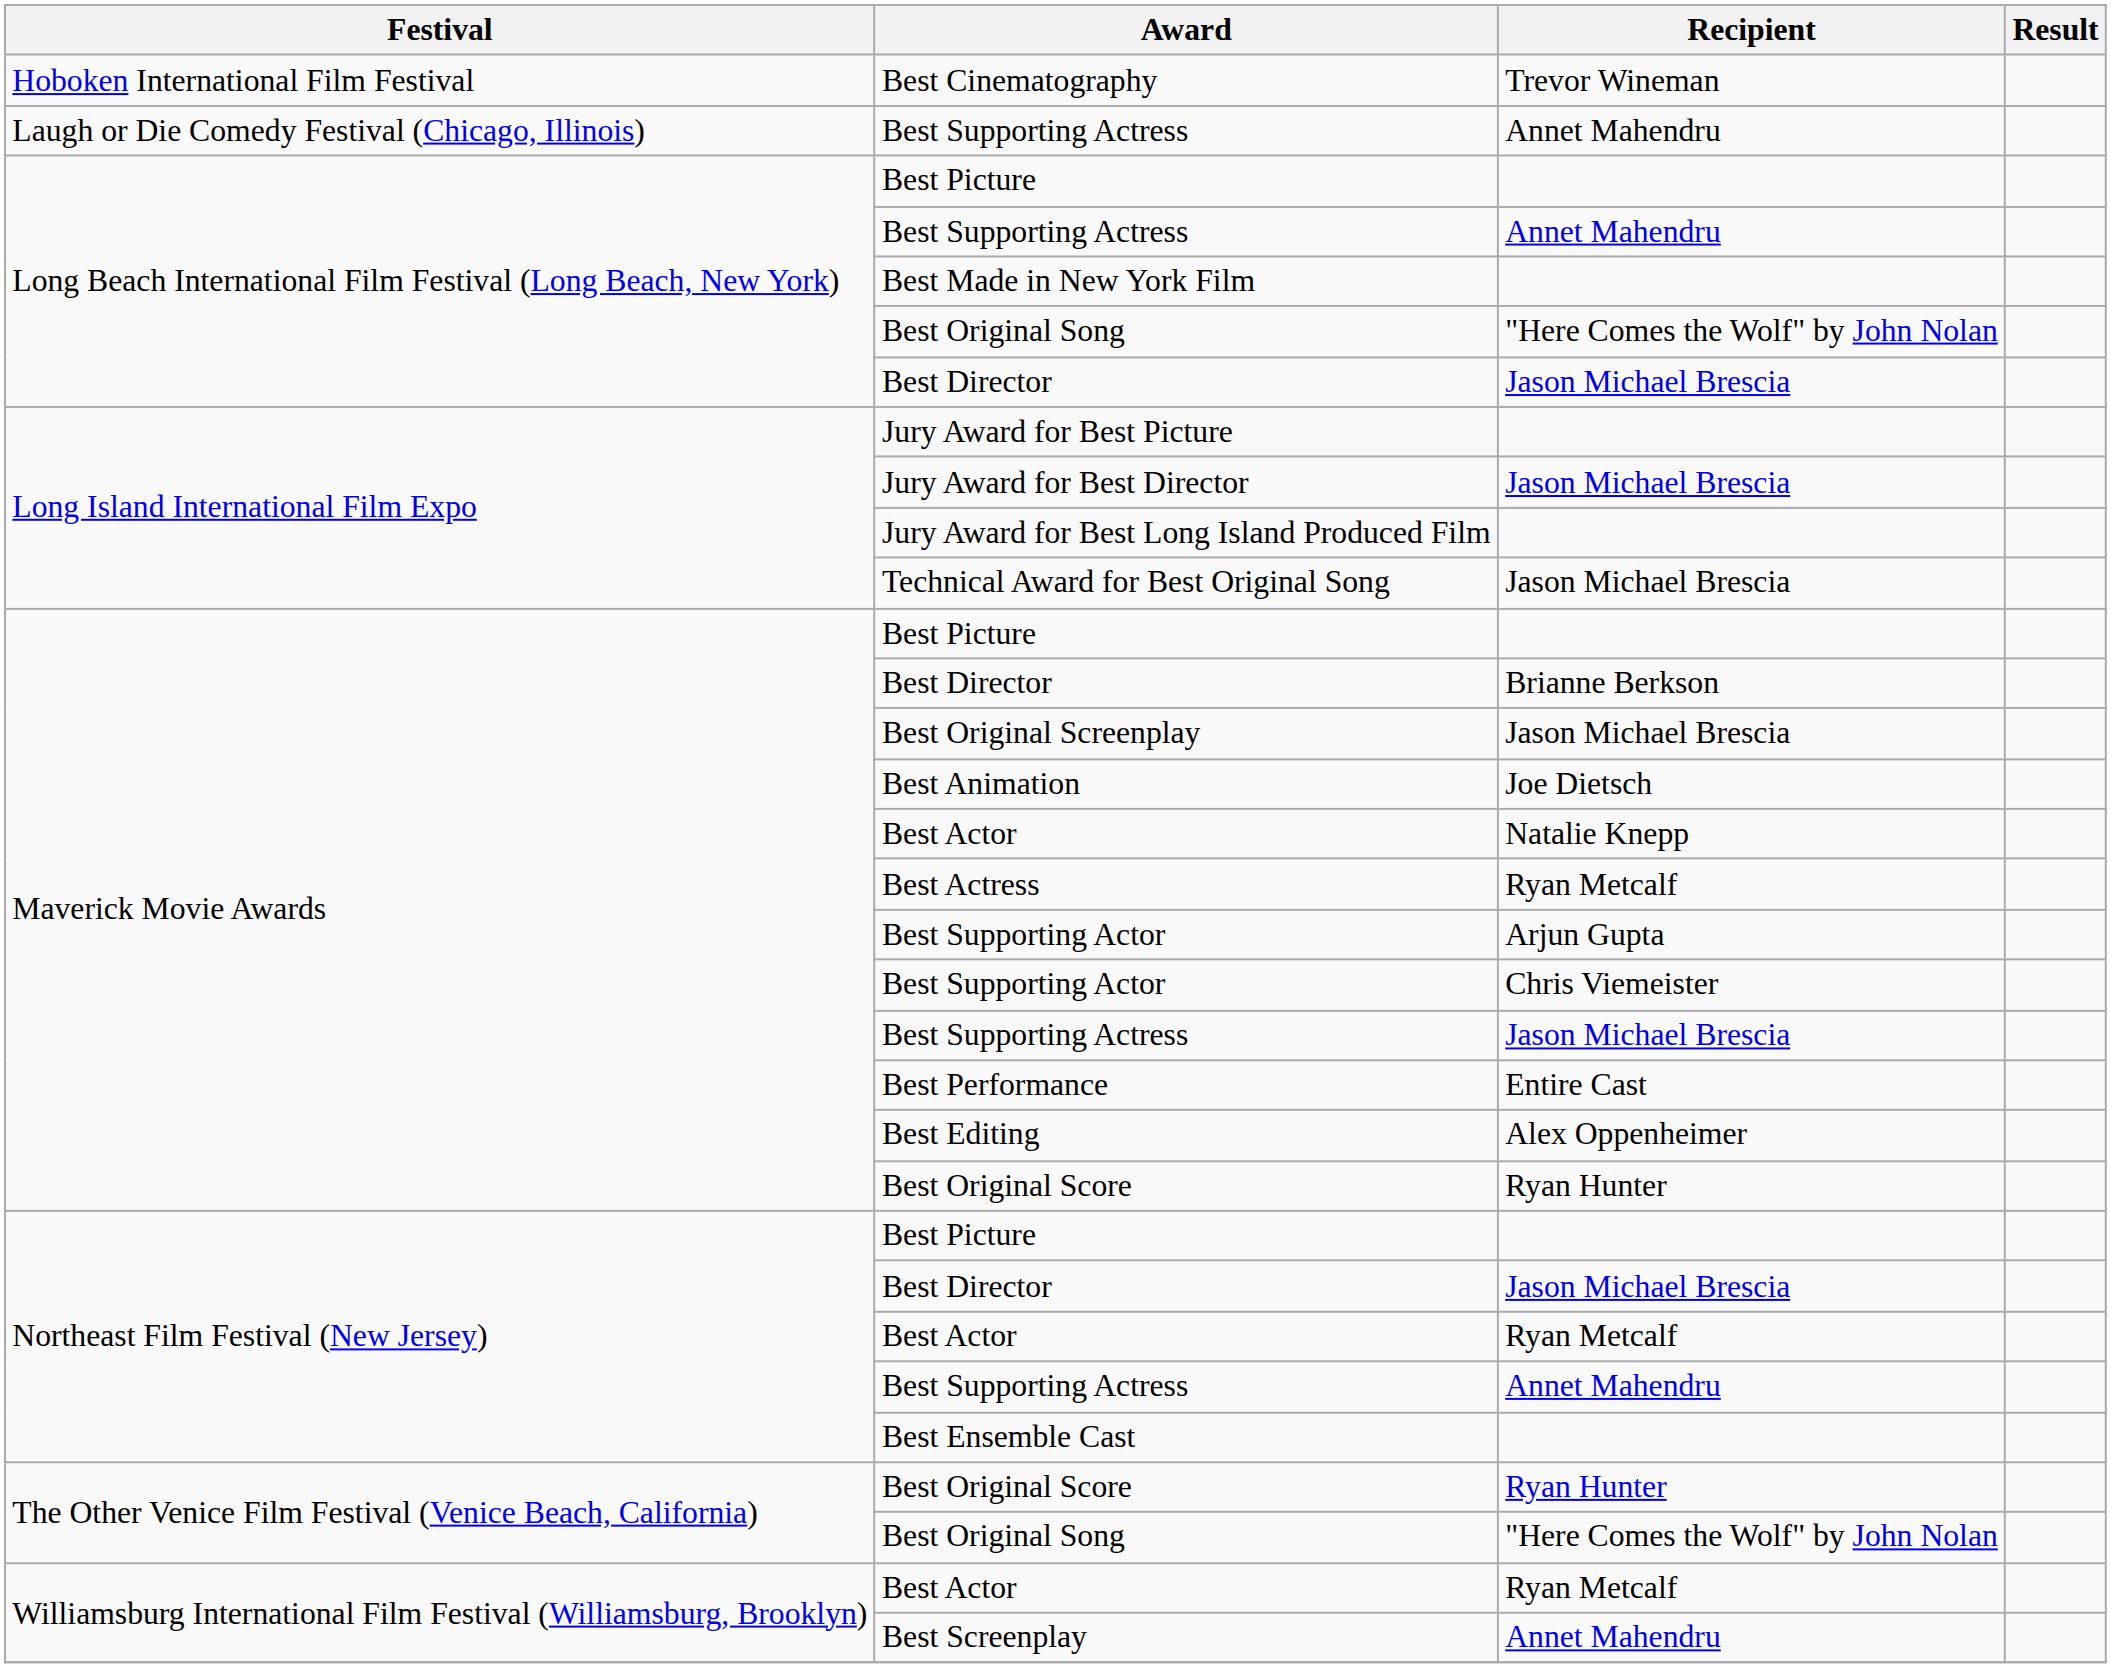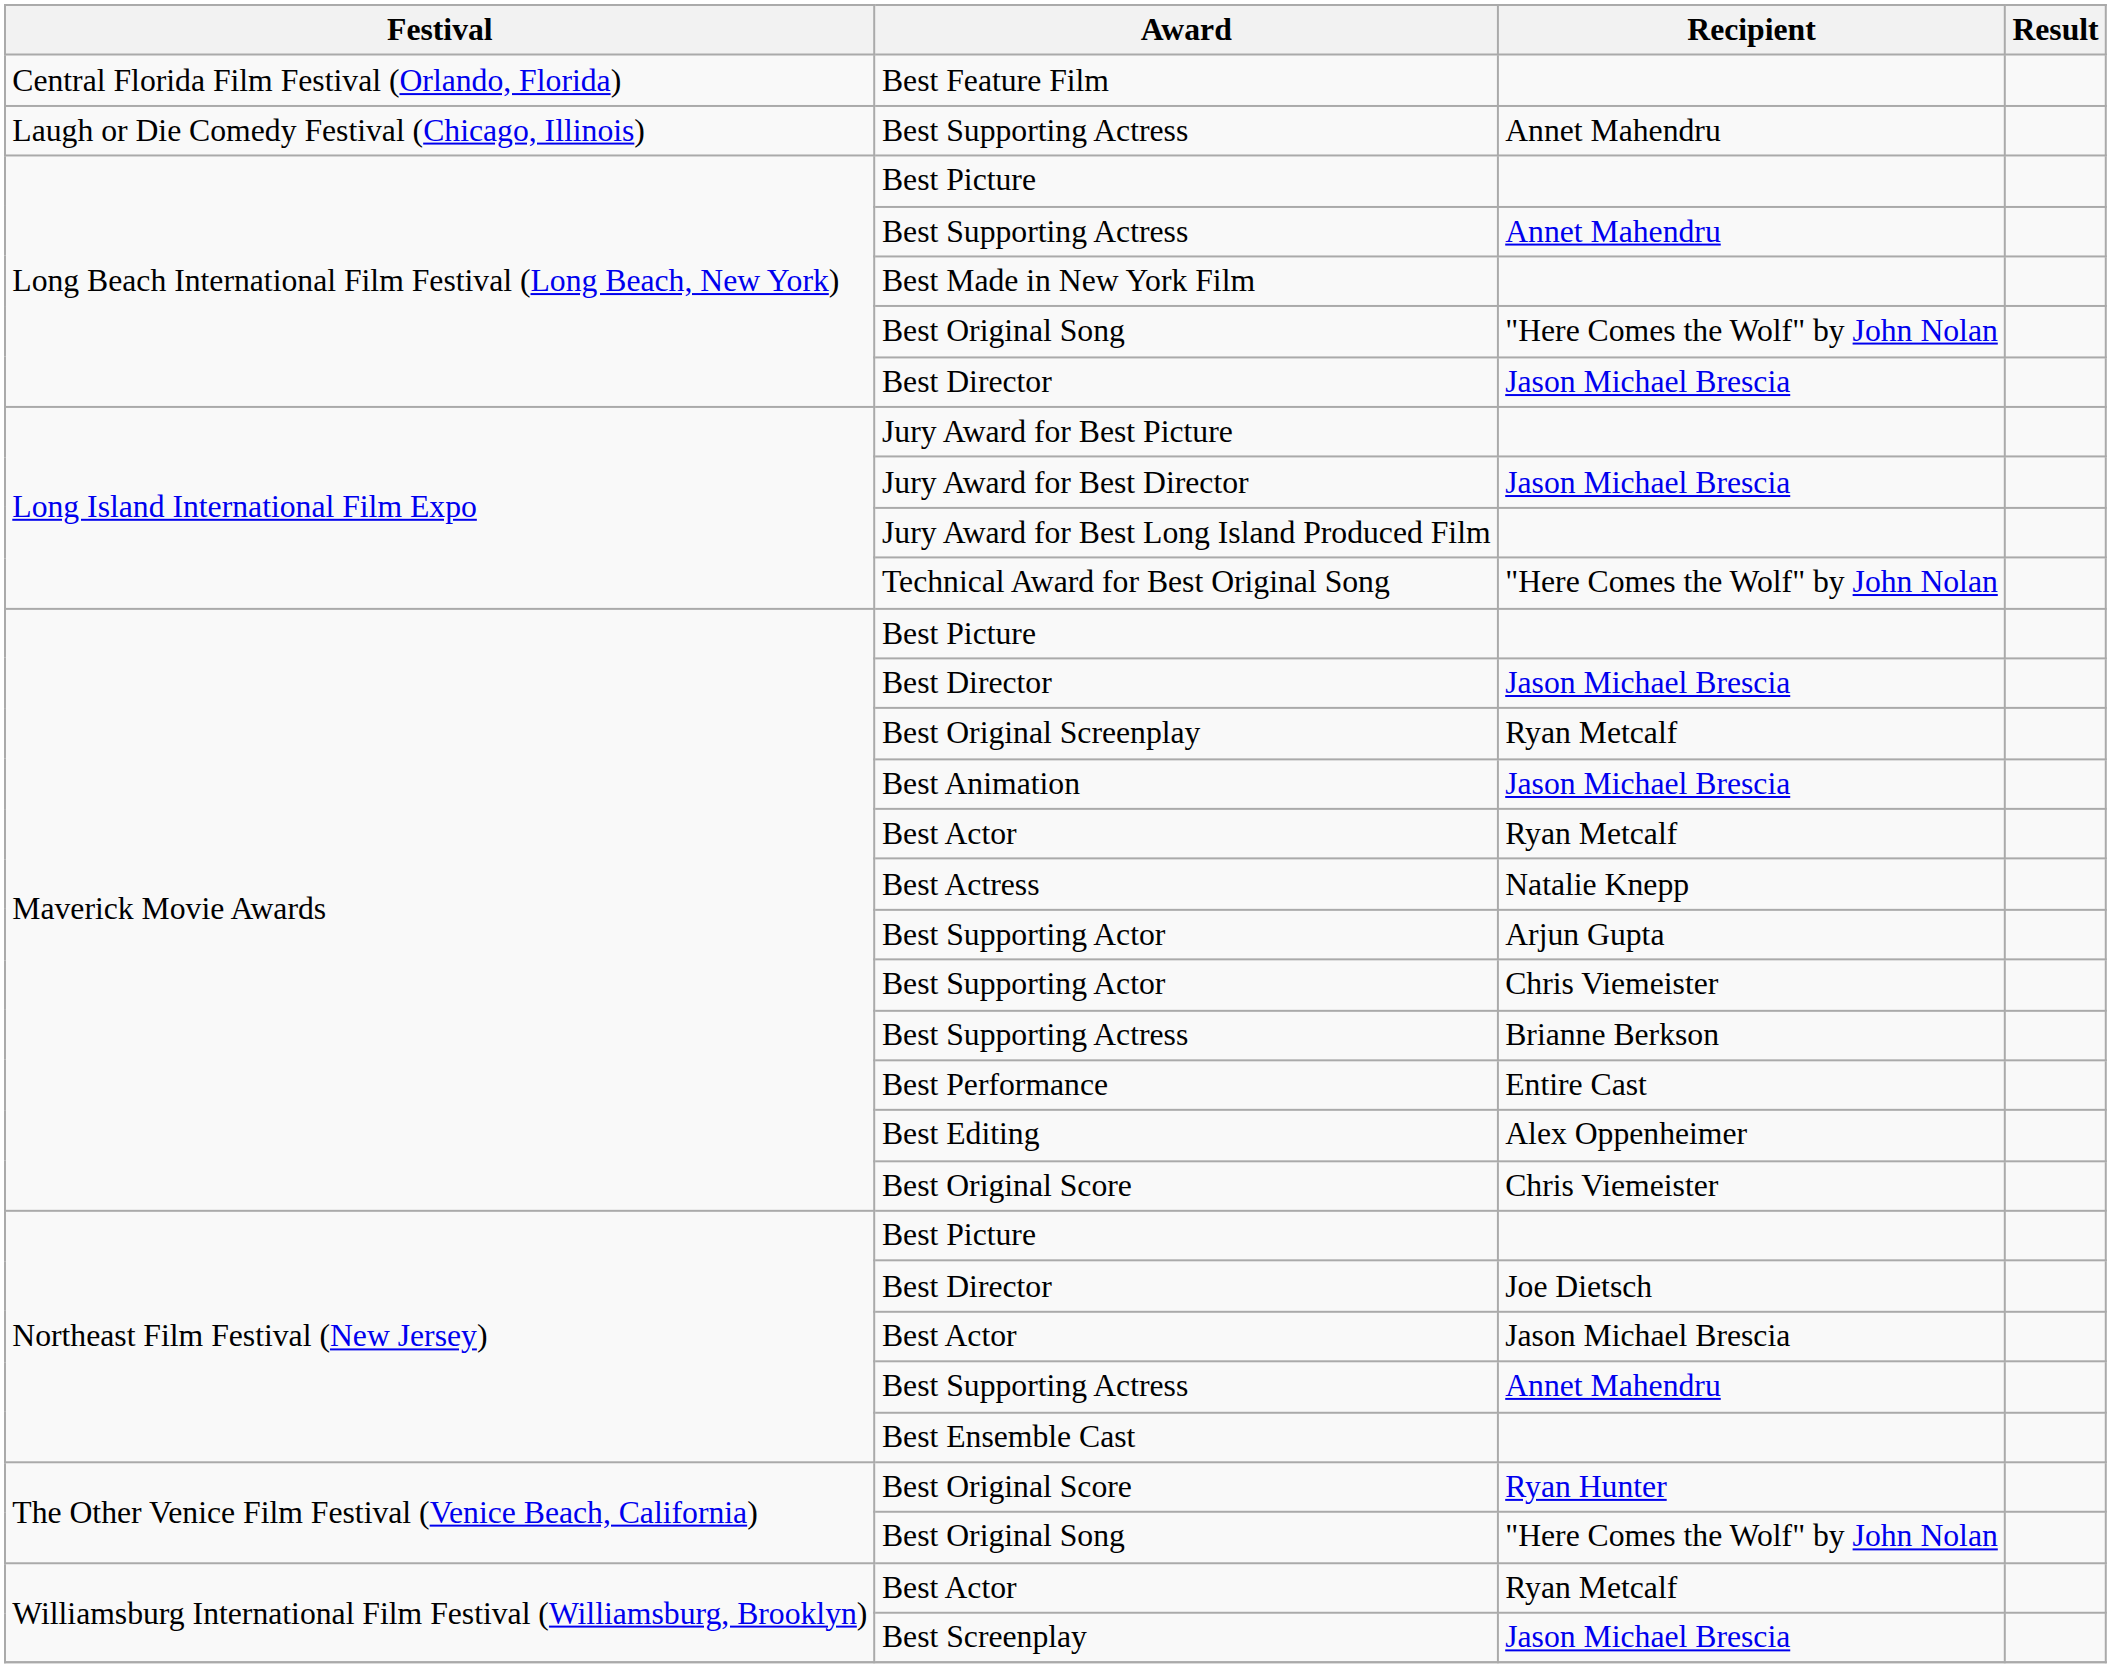+ row: (317, 79)
- row: (243, 79)
(1648, 582) Jason Michael Brescia -> (1752, 582) "Here Comes the Wolf" by John Nolan
(1612, 682) Brianne Berkson -> (1648, 682) Jason Michael Brescia
(1648, 733) Jason Michael Brescia -> (1591, 733) Ryan Metcalf
(1579, 783) Joe Dietsch -> (1648, 783) Jason Michael Brescia
(1597, 833) Natalie Knepp -> (1591, 833) Ryan Metcalf
(1591, 883) Ryan Metcalf -> (1597, 883) Natalie Knepp
(1648, 1034) Jason Michael Brescia -> (1612, 1034) Brianne Berkson
(1586, 1185) Ryan Hunter -> (1612, 1185) Chris Viemeister
(1648, 1285) Jason Michael Brescia -> (1579, 1285) Joe Dietsch
(1591, 1335) Ryan Metcalf -> (1648, 1335) Jason Michael Brescia
(1613, 1637) Annet Mahendru -> (1648, 1637) Jason Michael Brescia
